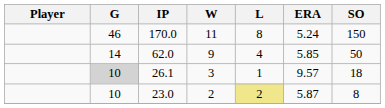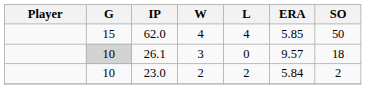- row: (163, 34)
(114, 53) 14 -> (109, 34) 15
(211, 53) 9 -> (201, 34) 4
(259, 73) 1 -> (246, 53) 0
(259, 93) khaki background -> (246, 73) no background
(308, 93) 5.87 -> (292, 73) 5.84
(356, 93) 8 -> (338, 73) 2
